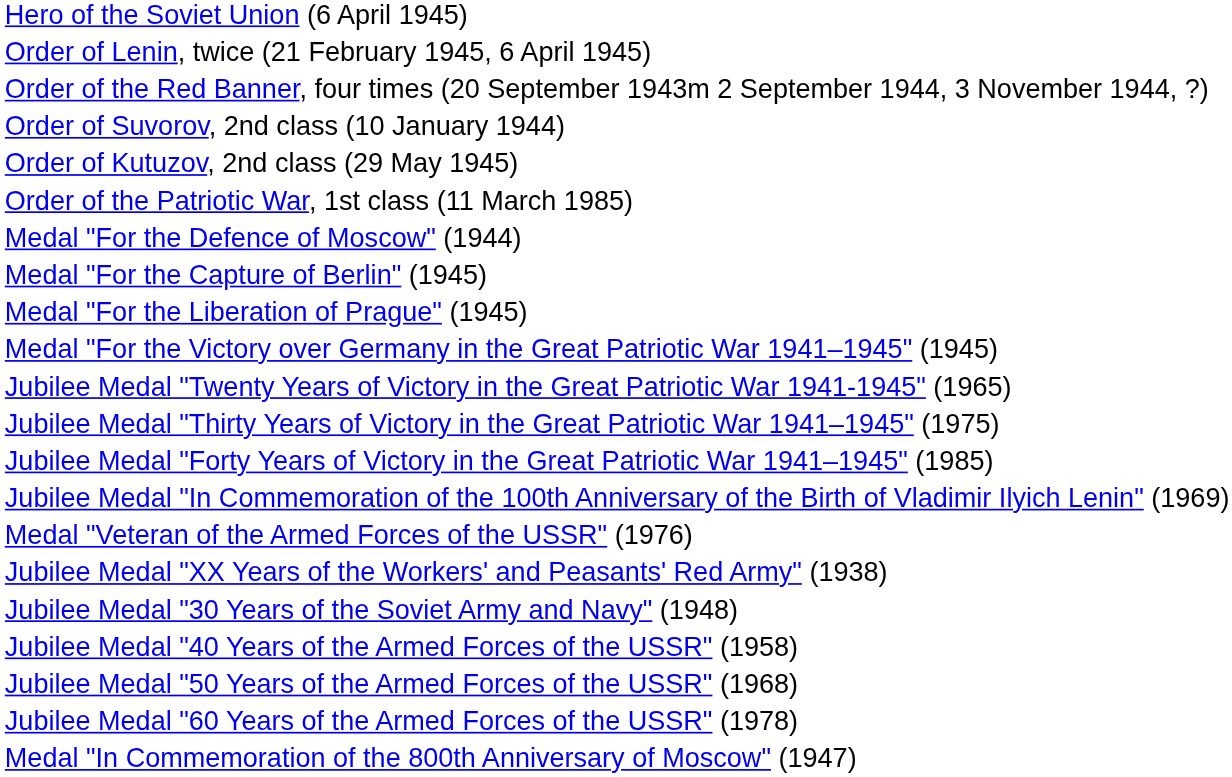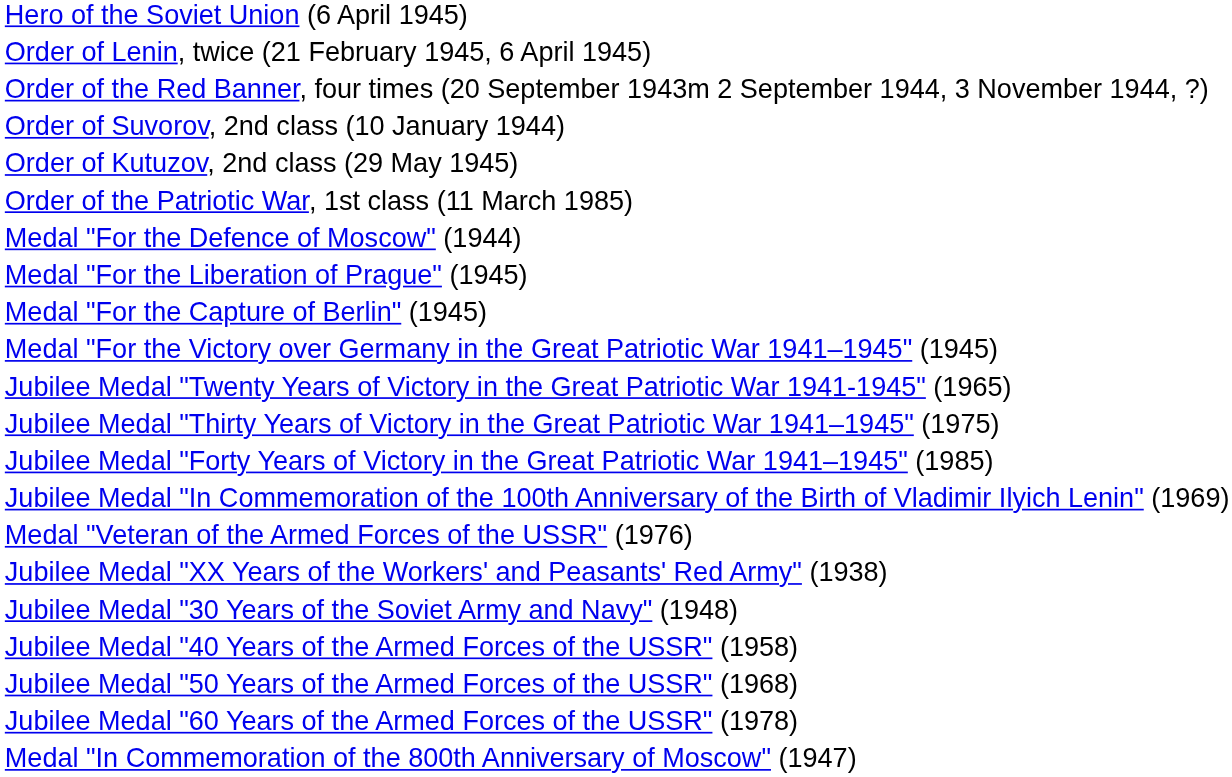rows swapped: (246, 275) <-> (266, 312)
